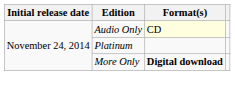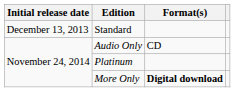+ row: (113, 29)
(154, 29) lightyellow background -> (154, 45) no background
